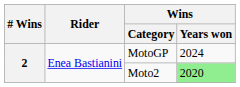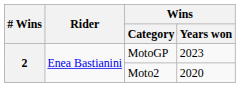(192, 53) 2024 -> (192, 53) 2023
(192, 73) lightgreen background -> (192, 73) no background
